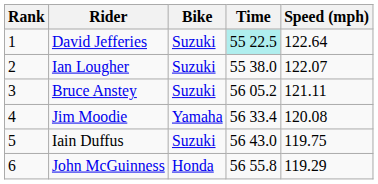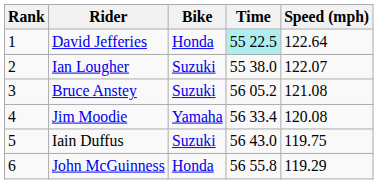(194, 41) Suzuki -> (193, 41) Honda
(305, 91) 121.11 -> (306, 91) 121.08
